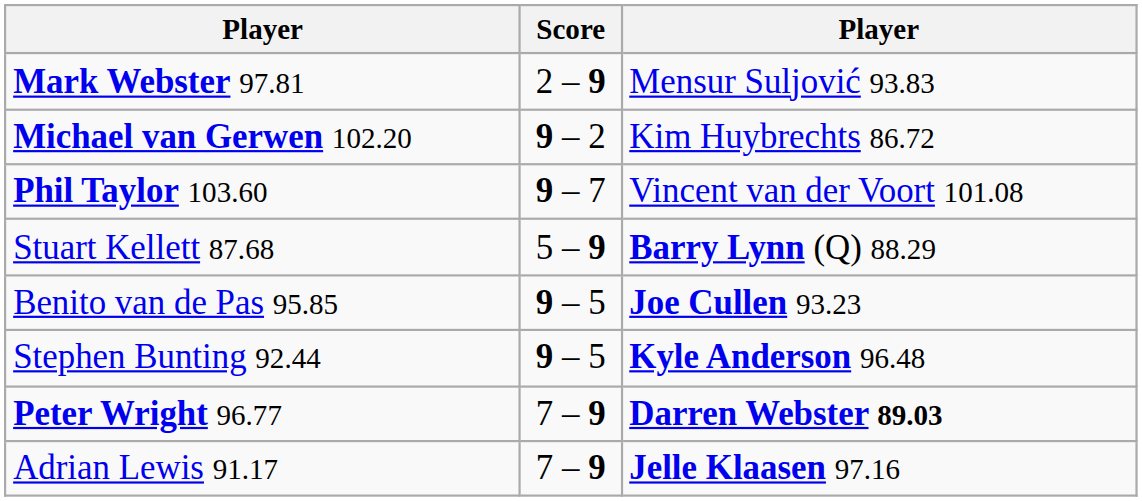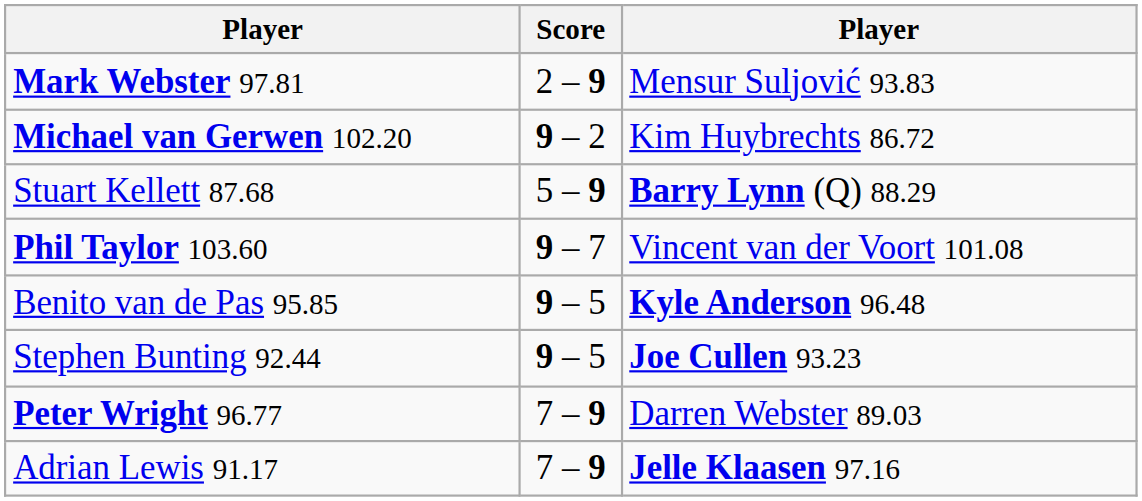rows swapped: (144, 246) <-> (140, 191)
(745, 302) Joe Cullen 93.23 -> (777, 302) Kyle Anderson 96.48
(777, 357) Kyle Anderson 96.48 -> (745, 357) Joe Cullen 93.23
(786, 412) bold -> (775, 412) normal
